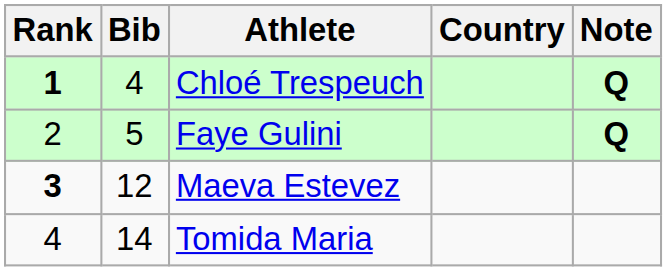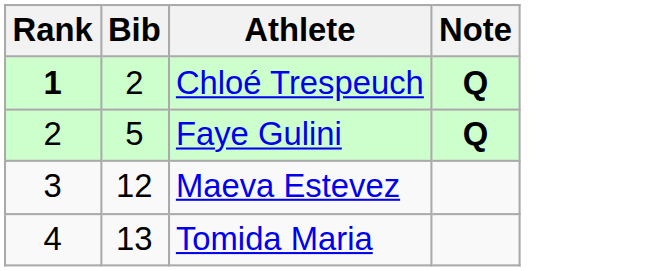- column: (502, 30)
(134, 82) 4 -> (134, 82) 2
(53, 186) bold -> (53, 186) normal
(134, 238) 14 -> (134, 238) 13
